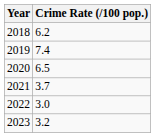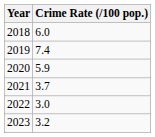(43, 31) 6.2 -> (43, 31) 6.0
(43, 68) 6.5 -> (43, 68) 5.9
